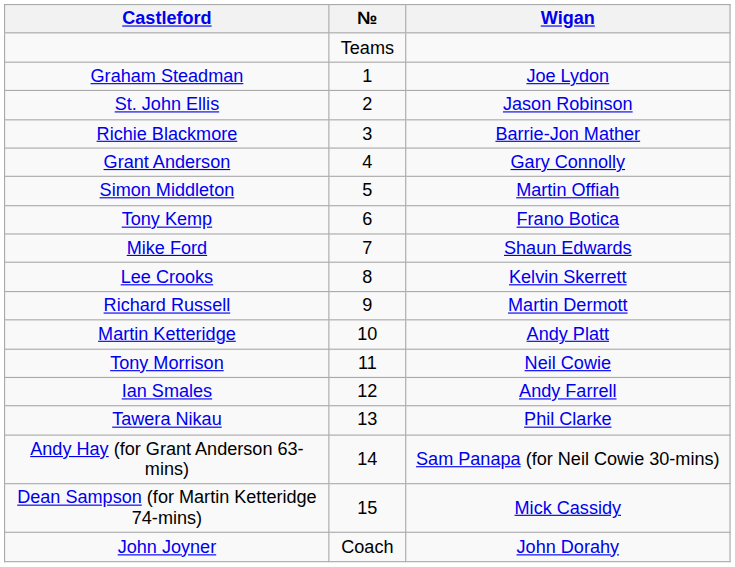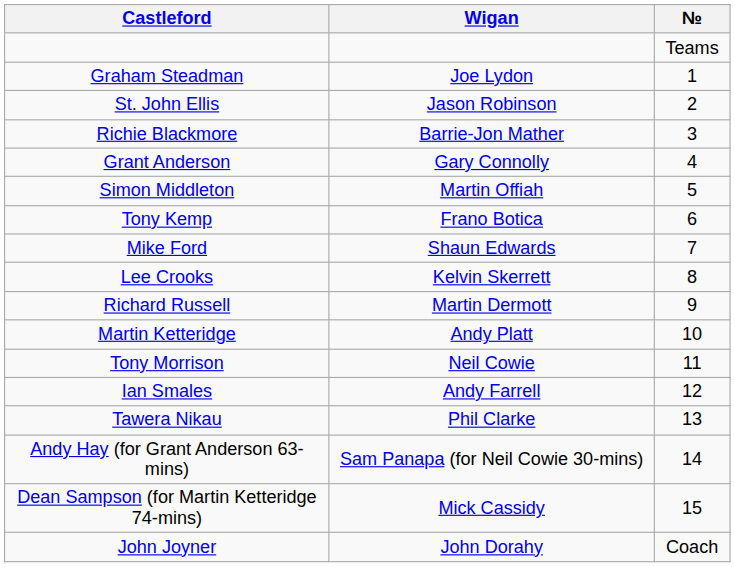columns swapped: (367, 18) <-> (568, 18)
